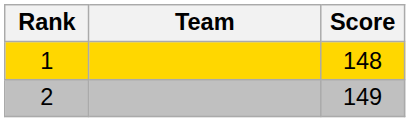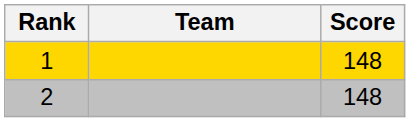(363, 97) 149 -> (363, 97) 148
